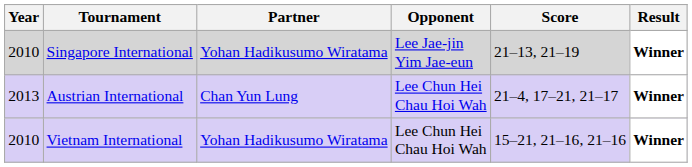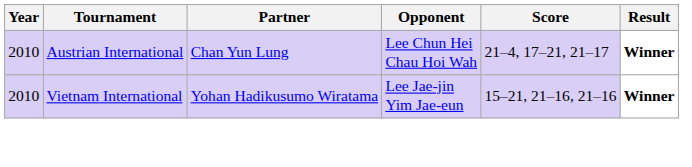- row: (120, 52)
(24, 96) 2013 -> (24, 52) 2010
(441, 140) Lee Chun Hei Chau Hoi Wah -> (424, 96) Lee Jae-jin Yim Jae-eun
